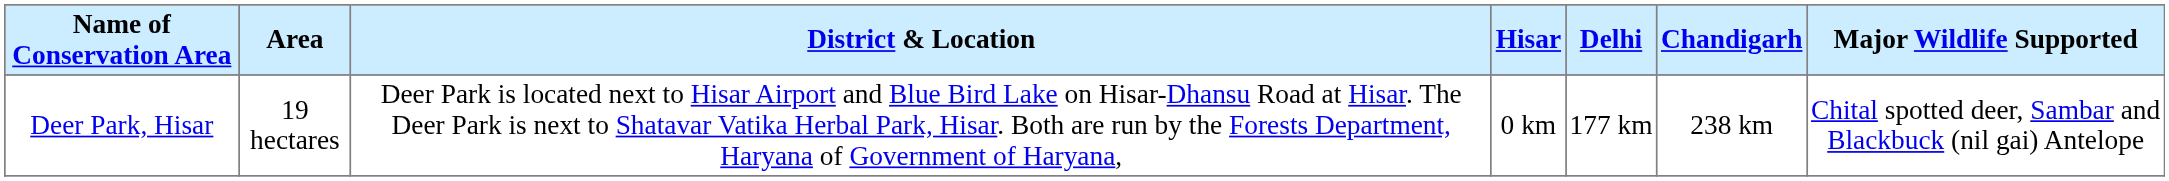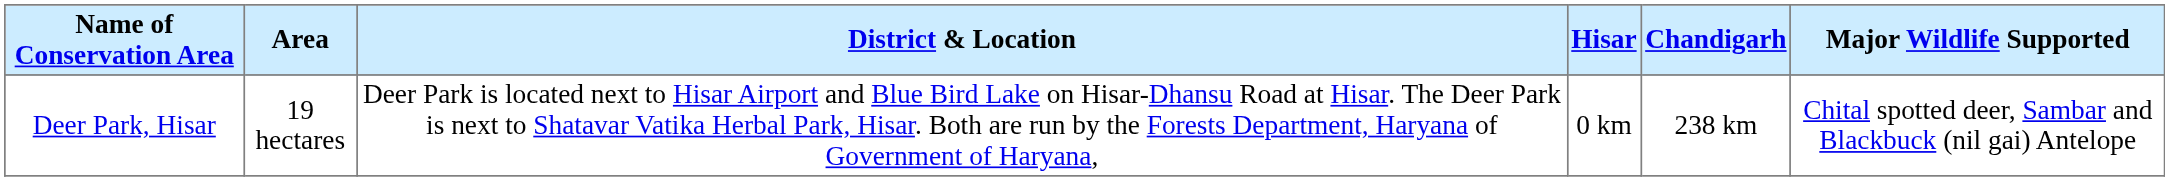- column: (1611, 39)
